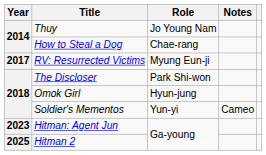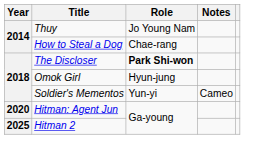- row: (90, 61)
(180, 77) normal -> (161, 61) bold
(18, 126) 2023 -> (18, 110) 2020
